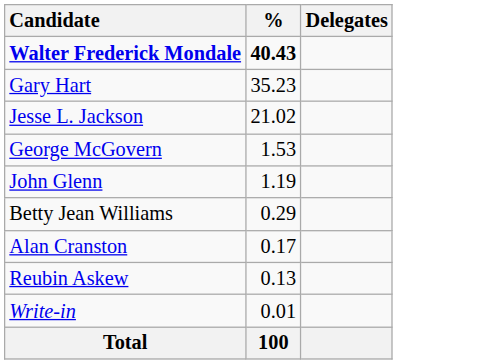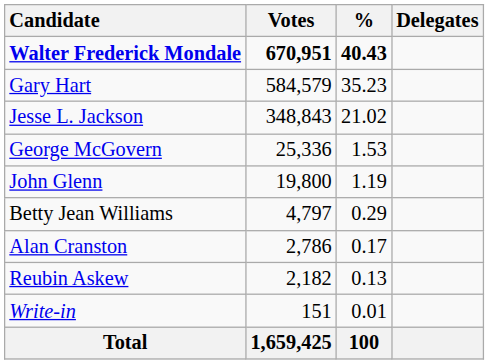+ column: (291, 20)
